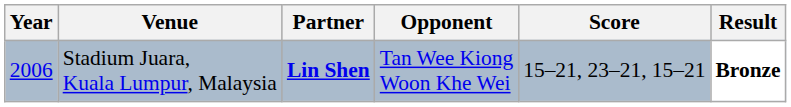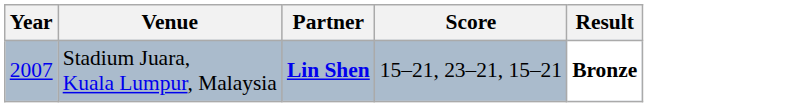- column: (446, 22)
(31, 70) 2006 -> (31, 70) 2007
